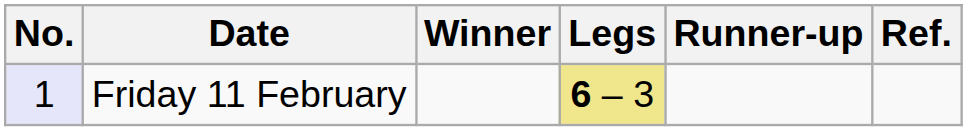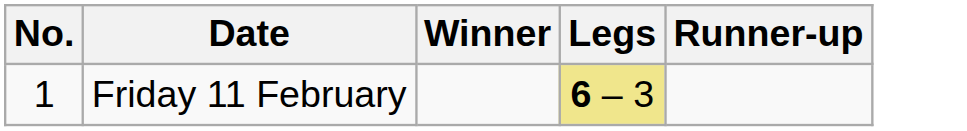- column: (916, 34)
(44, 93) lavender background -> (44, 93) no background
